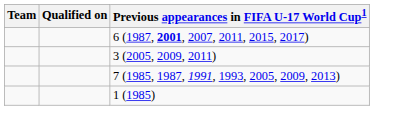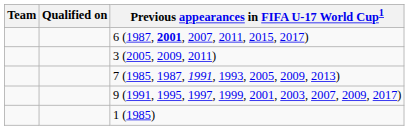+ row: (257, 95)
